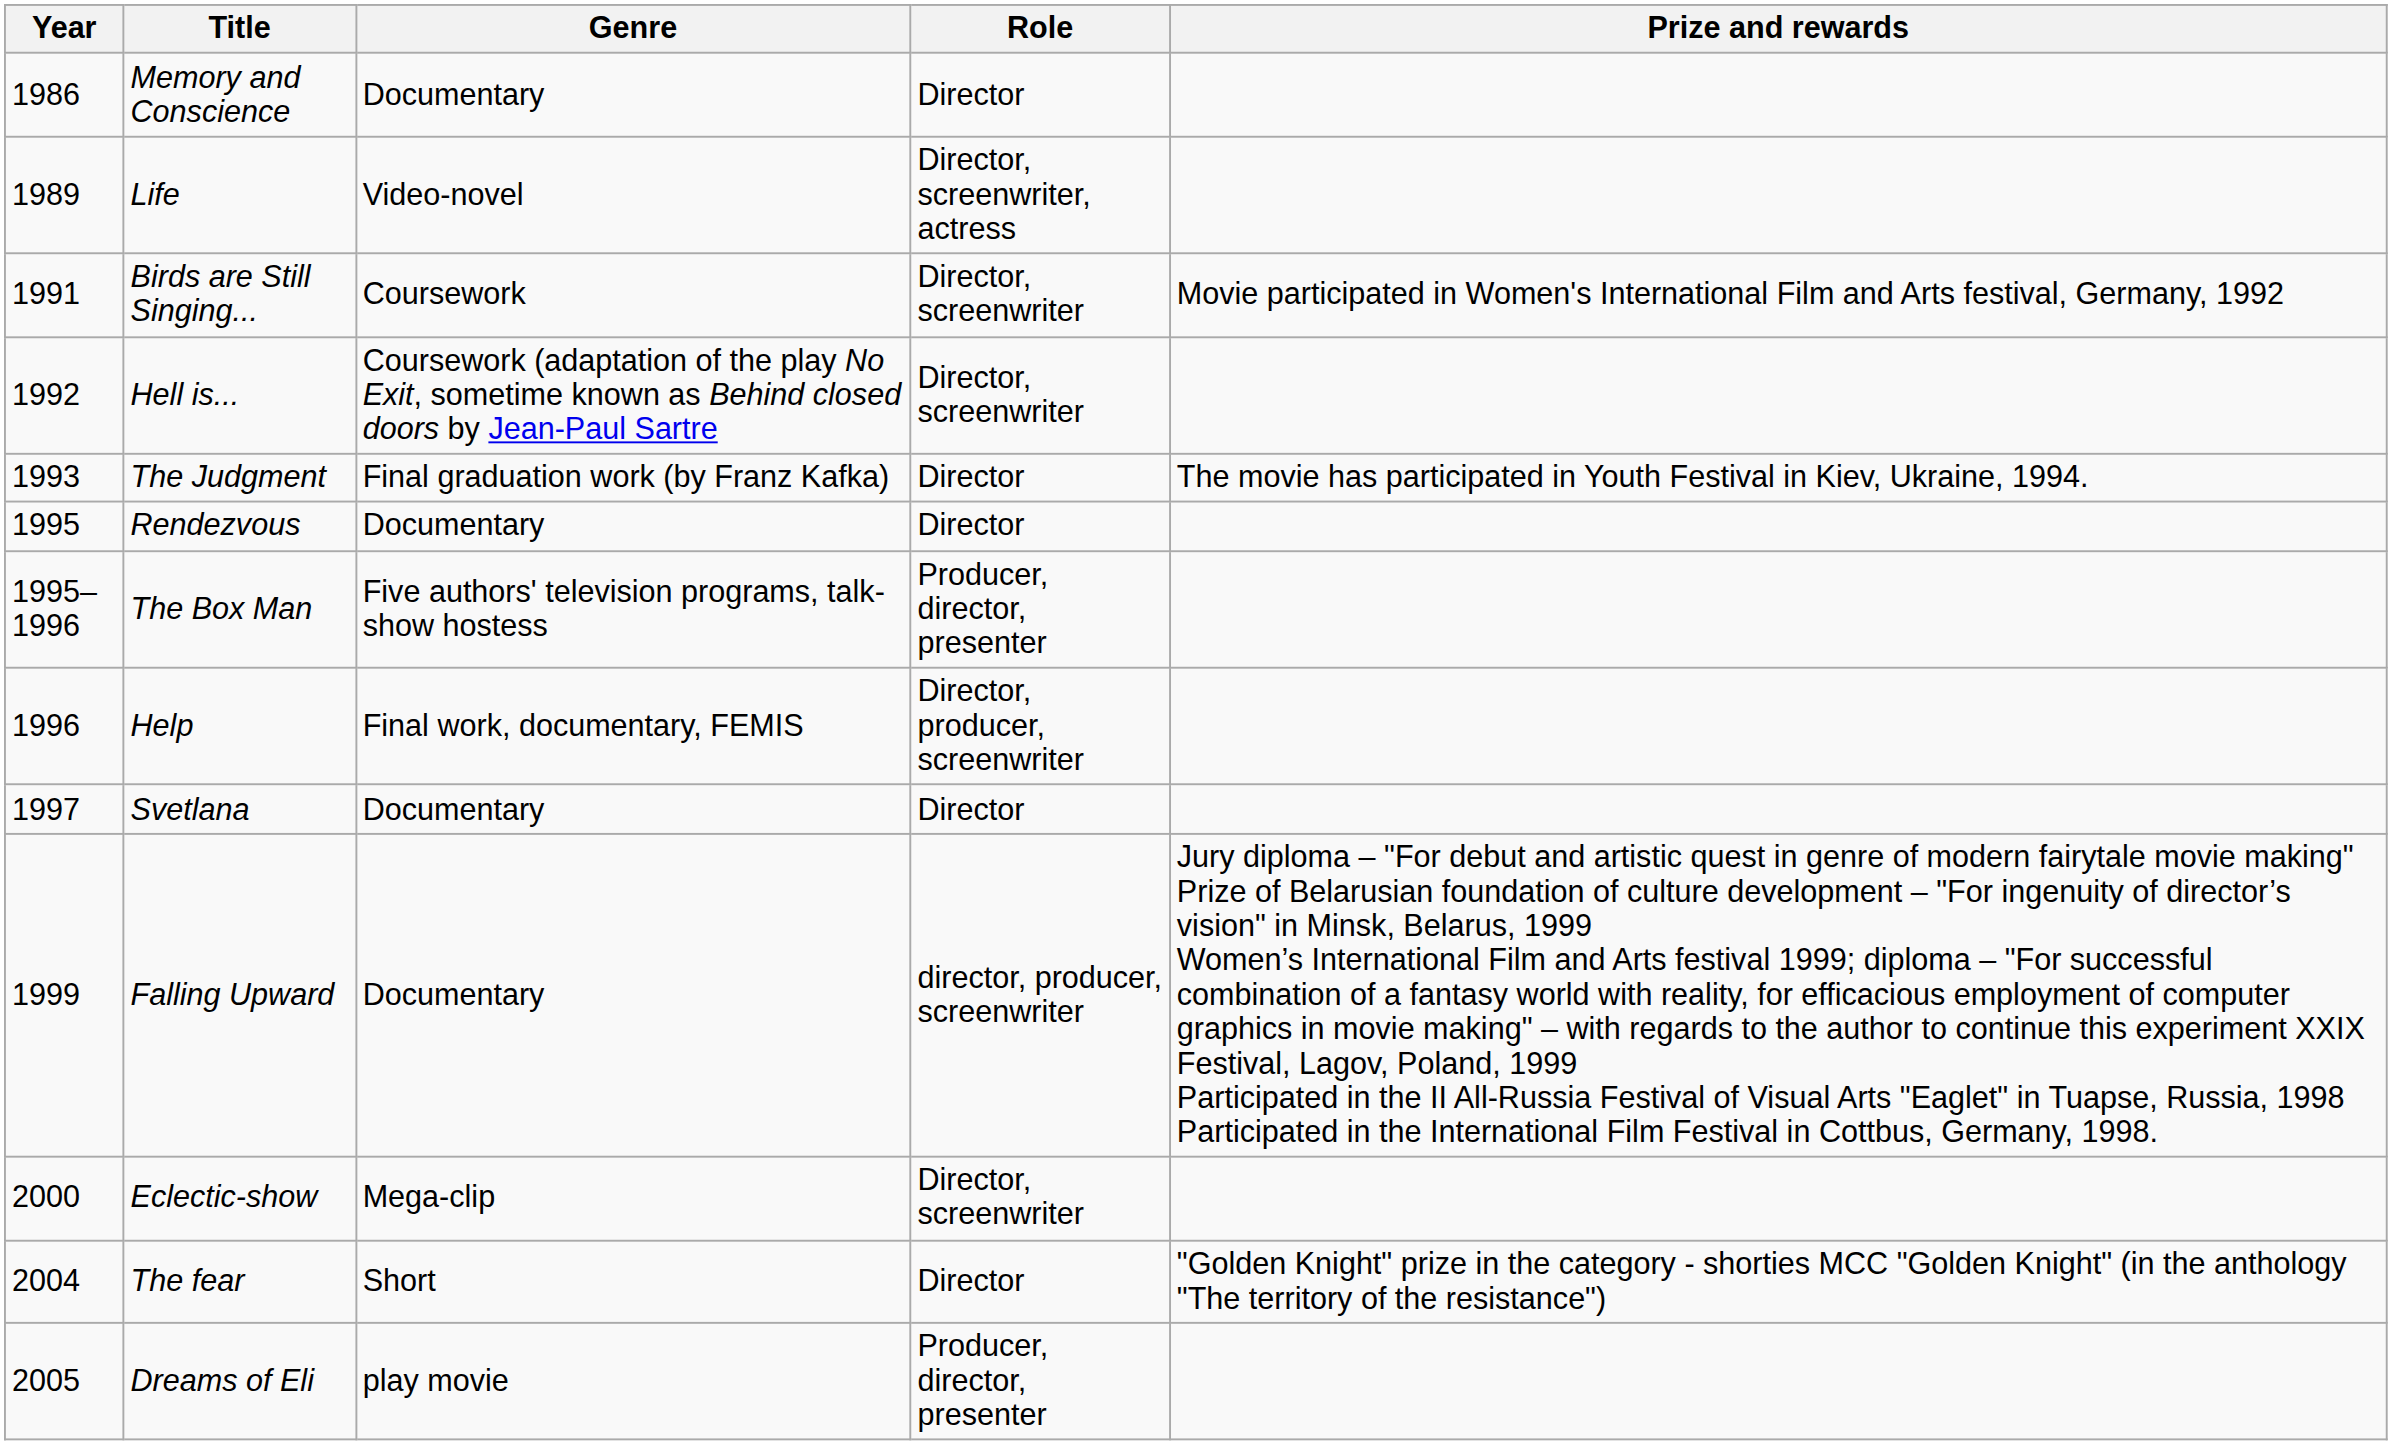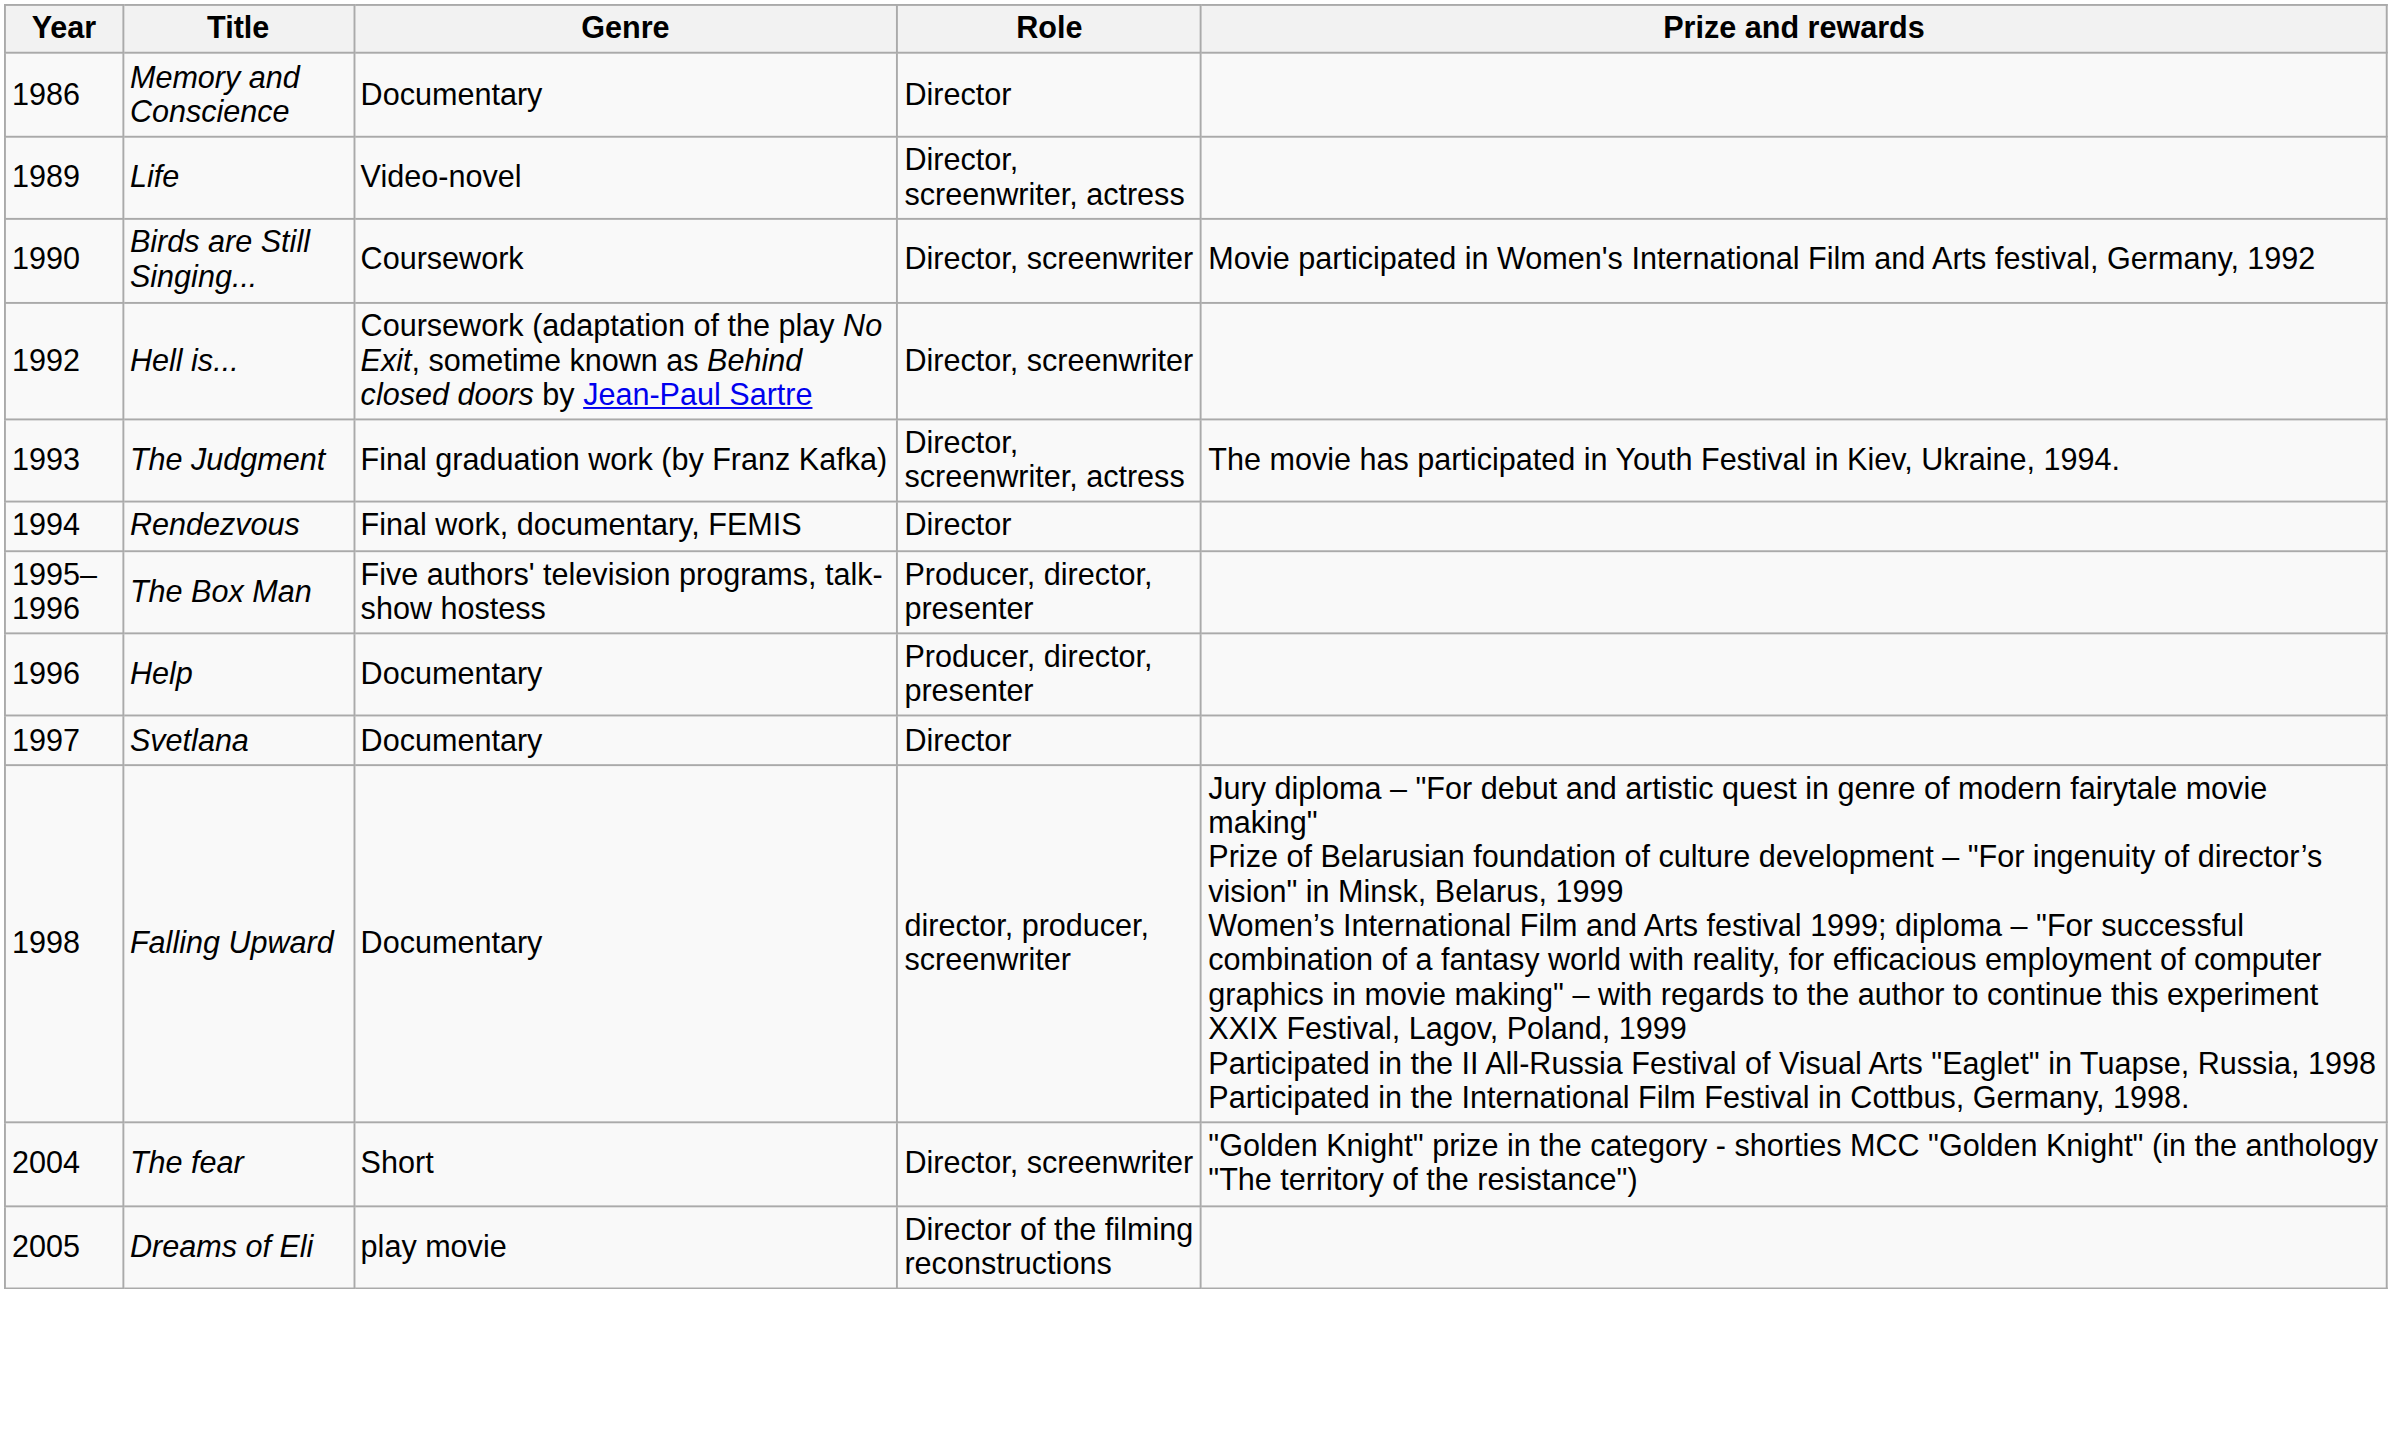(46, 294) 1991 -> (46, 260) 1990
(971, 477) Director -> (1045, 460) Director, screenwriter, actress
(46, 525) 1995 -> (46, 525) 1994
(454, 525) Documentary -> (581, 525) Final work, documentary, FEMIS
(583, 725) Final work, documentary, FEMIS -> (451, 674) Documentary
(1001, 725) Director, producer, screenwriter -> (1028, 674) Producer, director, presenter
(46, 994) 1999 -> (46, 943) 1998
- row: (224, 1197)
(971, 1280) Director -> (1049, 1163) Director, screenwriter
(983, 1380) Producer, director, presenter -> (1049, 1246) Director of the filming reconstructions
